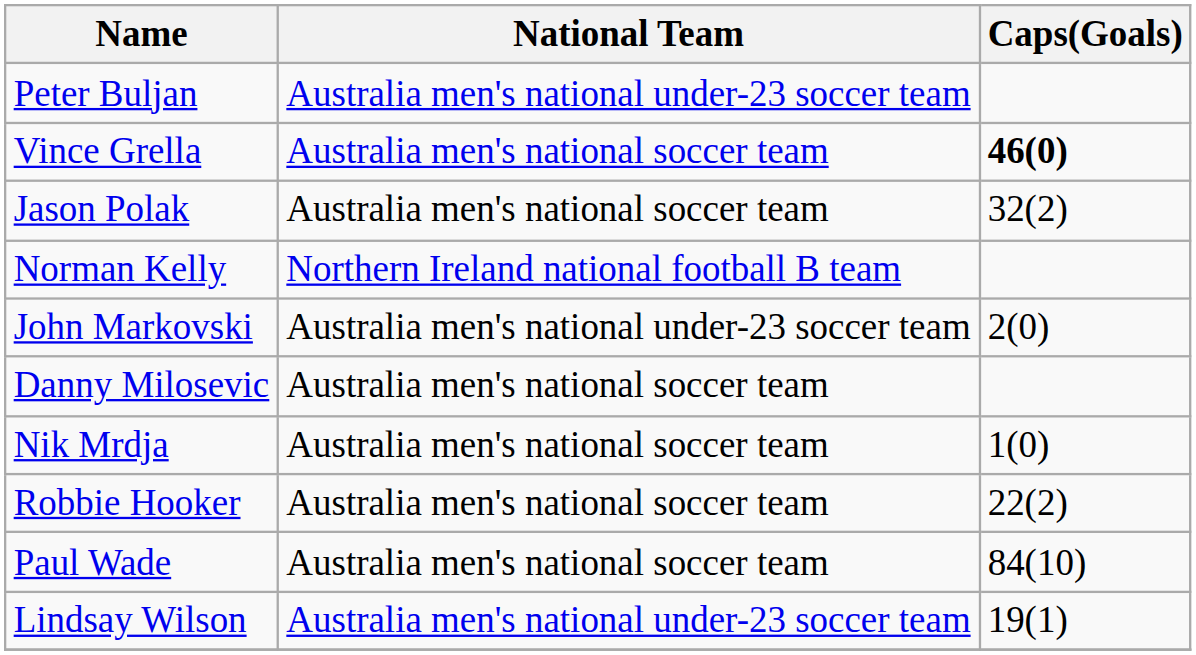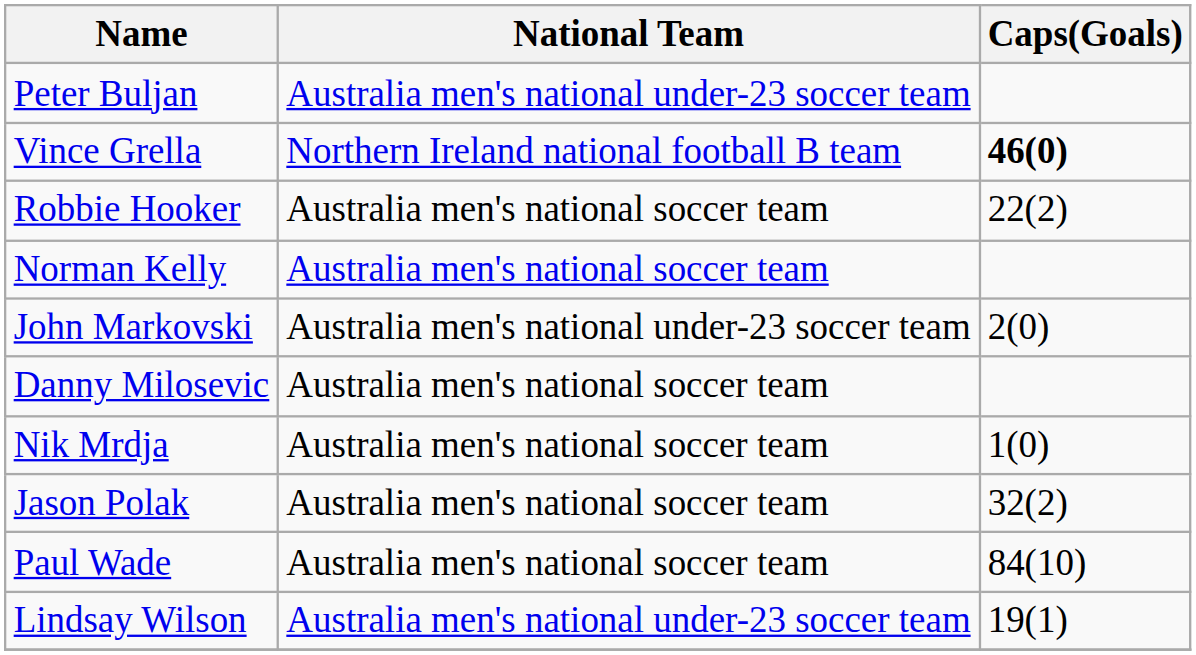(558, 151) Australia men's national soccer team -> (594, 151) Northern Ireland national football B team
rows swapped: (127, 502) <-> (101, 209)
(594, 268) Northern Ireland national football B team -> (558, 268) Australia men's national soccer team
